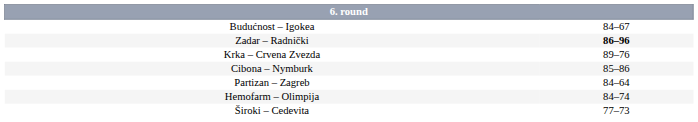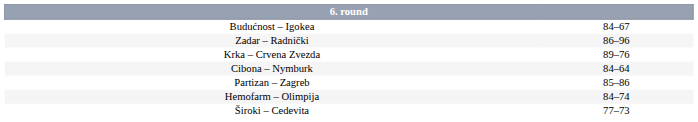(616, 40) bold -> (616, 40) normal
(616, 68) 85–86 -> (616, 68) 84–64
(616, 82) 84–64 -> (616, 82) 85–86
